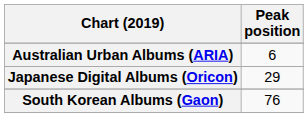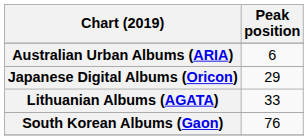+ row: (123, 100)
